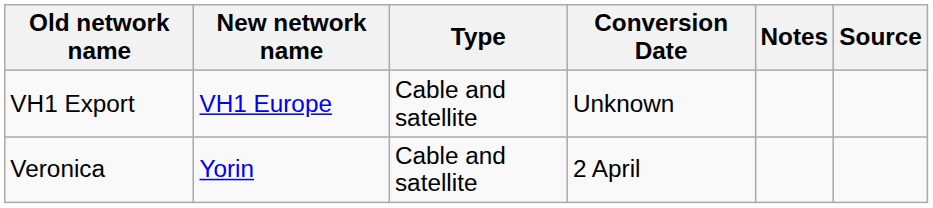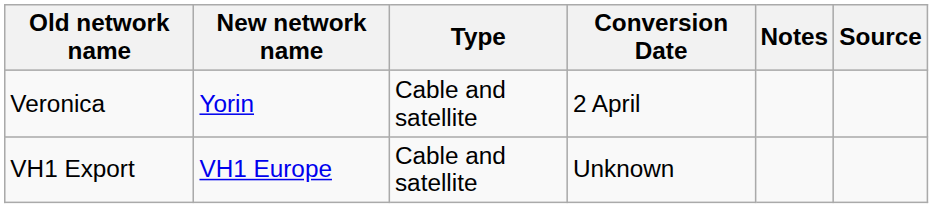rows swapped: (58, 169) <-> (73, 103)
